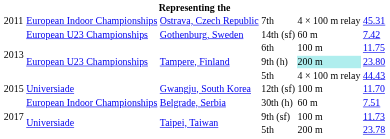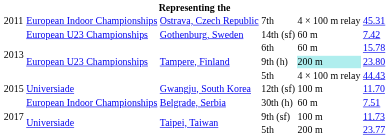(310, 48) 100 m -> (308, 48) 60 m
(374, 48) 11.75 -> (374, 48) 15.78
(374, 130) 23.78 -> (374, 130) 23.77
